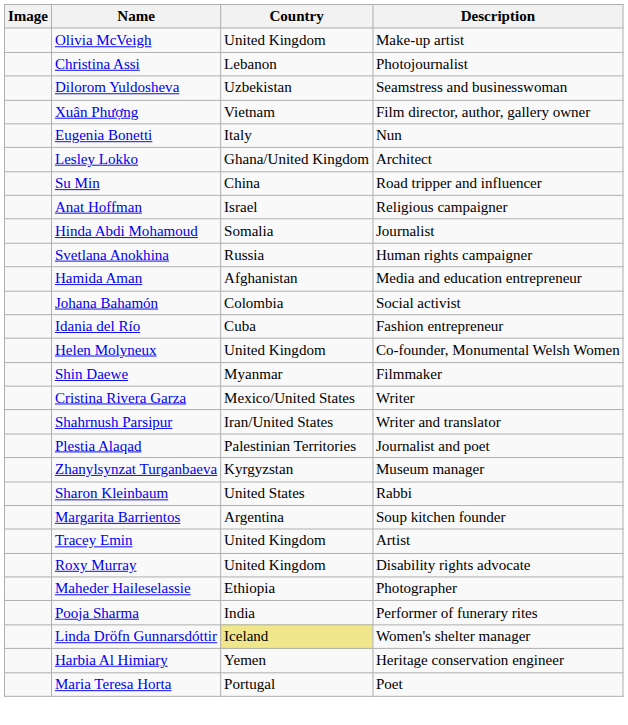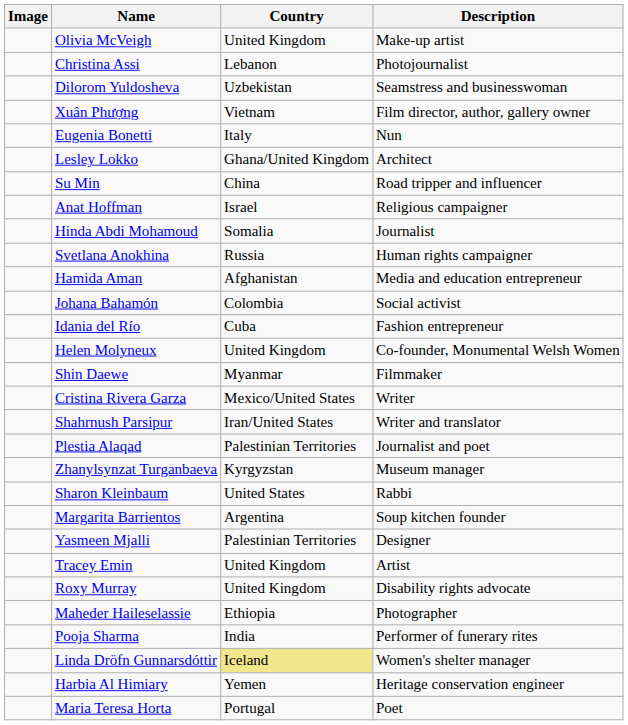+ row: (102, 541)
